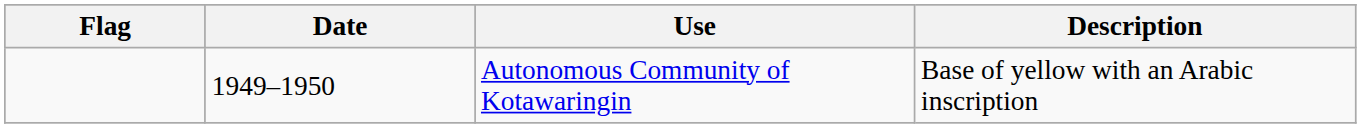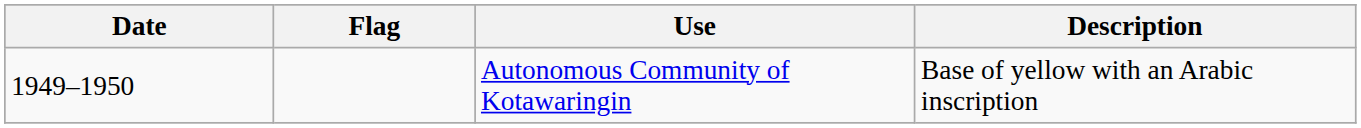columns swapped: (105, 26) <-> (340, 26)
